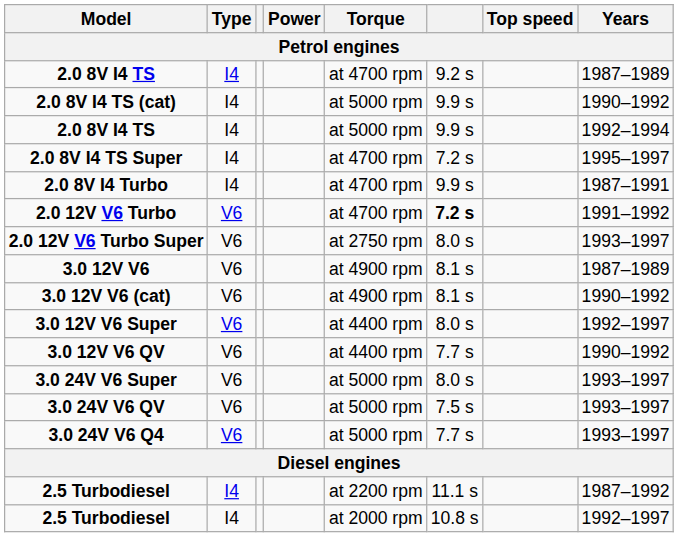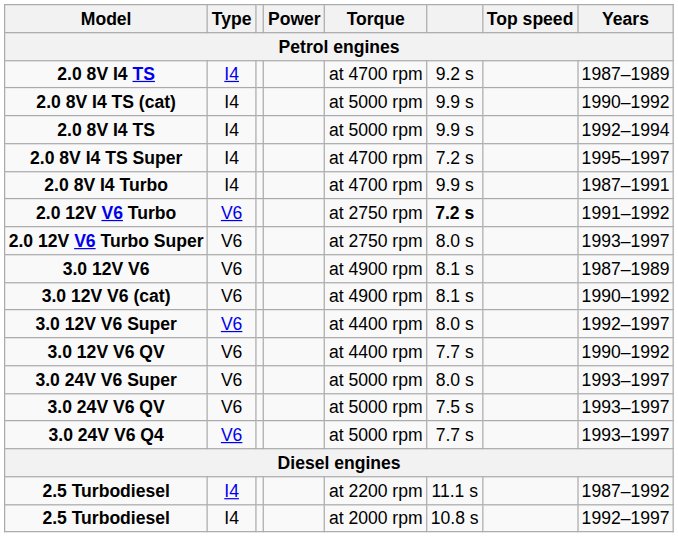(376, 213) at 4700 rpm -> (376, 213) at 2750 rpm
